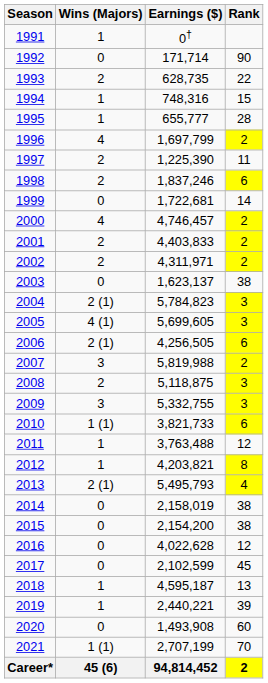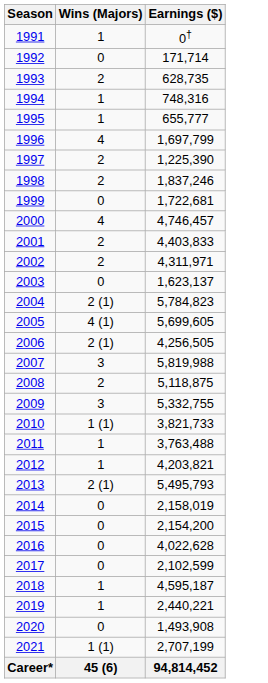- column: (244, 14)
